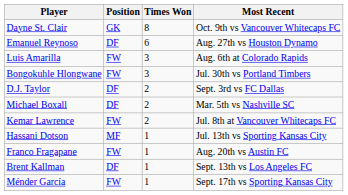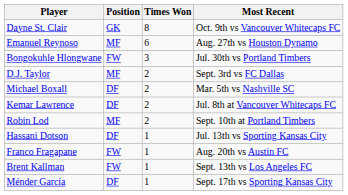(112, 43) DF -> (113, 43) MF
- row: (34, 58)
(112, 89) DF -> (113, 74) MF
(114, 120) FW -> (112, 105) DF
+ row: (28, 120)
(113, 136) MF -> (112, 136) DF
(112, 167) DF -> (114, 167) FW
(114, 182) FW -> (112, 182) DF
